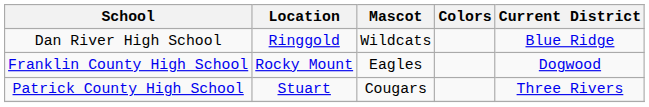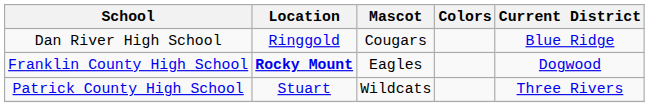(396, 41) Wildcats -> (396, 41) Cougars
(304, 65) normal -> (304, 65) bold
(396, 89) Cougars -> (396, 89) Wildcats
